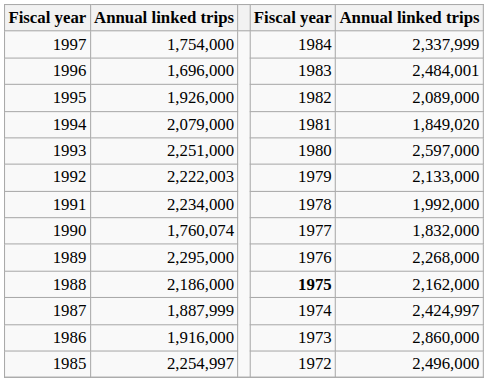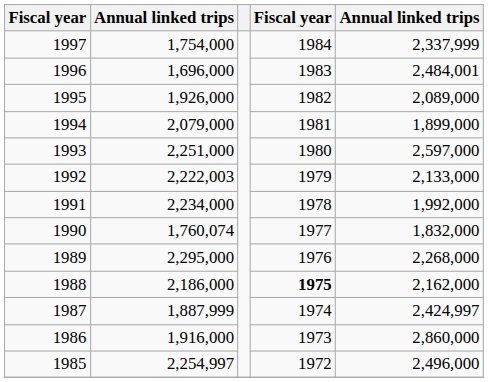(446, 124) 1,849,020 -> (446, 124) 1,899,000
